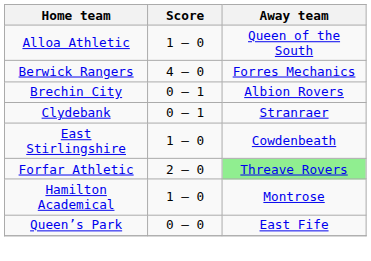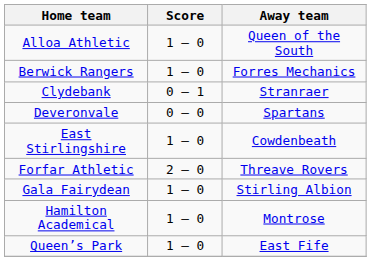(185, 71) 4 – 0 -> (185, 71) 1 – 0
- row: (76, 92)
+ row: (76, 113)
(294, 169) lightgreen background -> (294, 169) no background
+ row: (76, 190)
(185, 225) 0 – 0 -> (185, 246) 1 – 0
